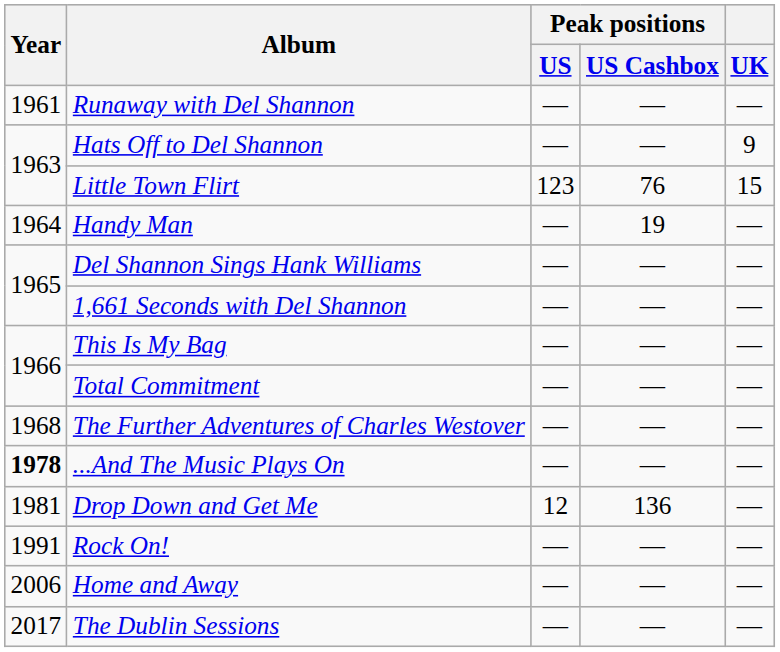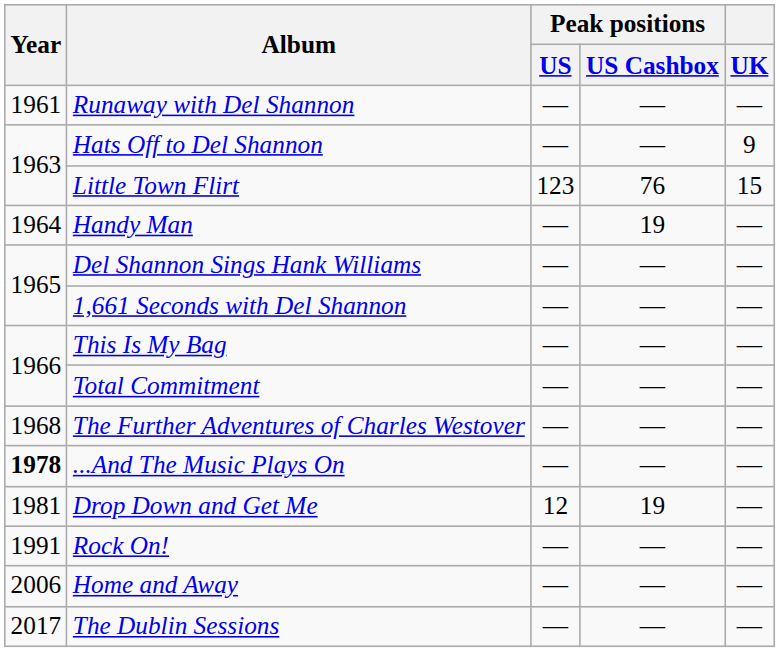(652, 505) 136 -> (652, 505) 19
